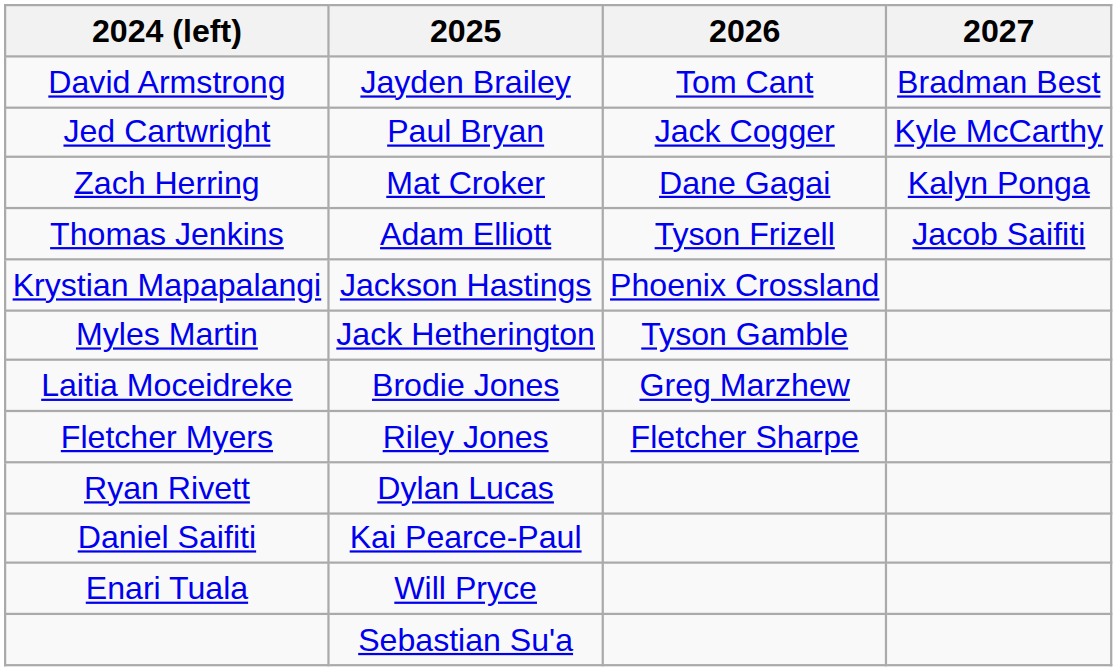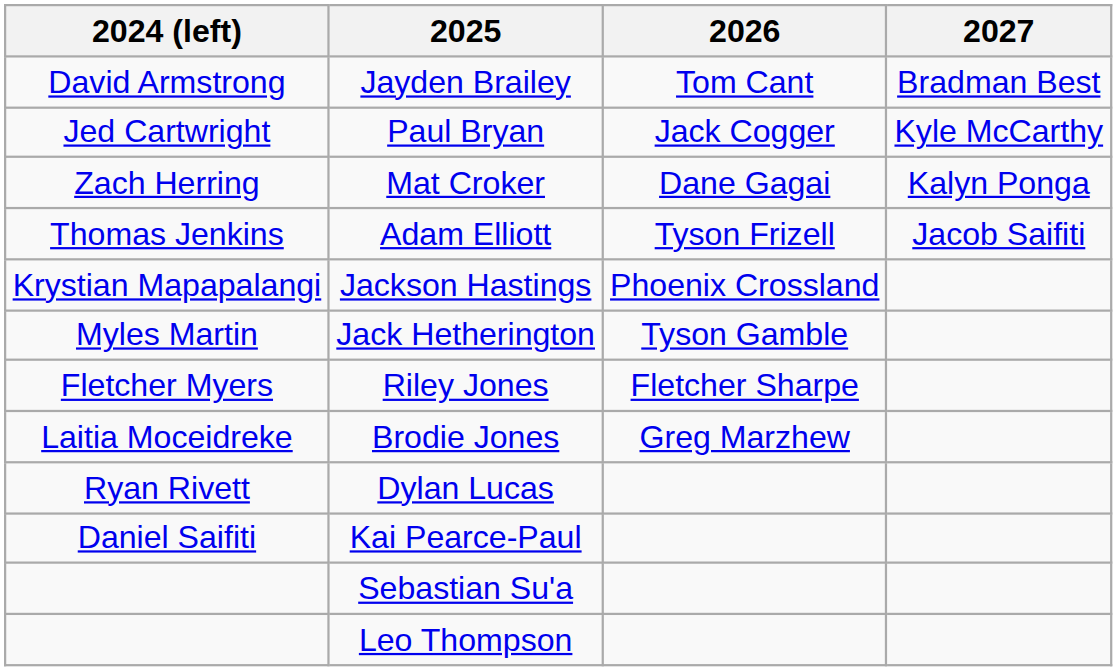rows swapped: (466, 386) <-> (466, 437)
- row: (466, 589)
+ row: (466, 640)
